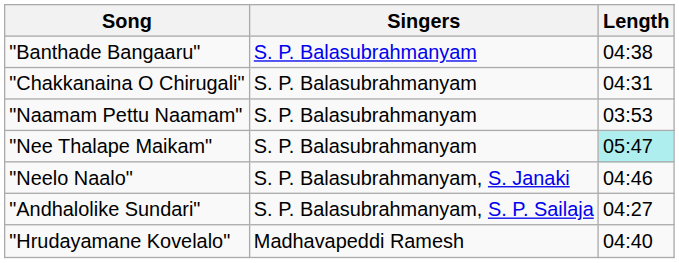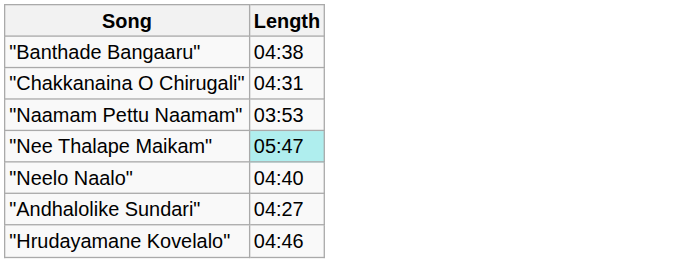- column: (424, 21)
(628, 178) 04:46 -> (279, 178) 04:40
(628, 241) 04:40 -> (279, 241) 04:46
